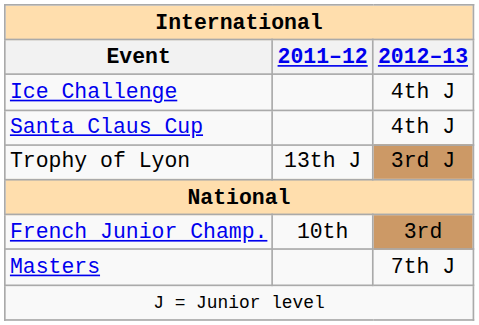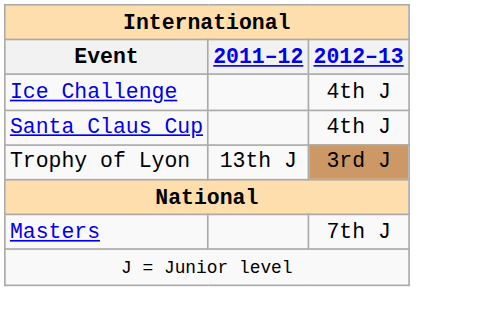- row: (139, 232)
